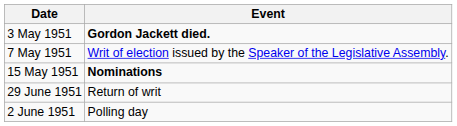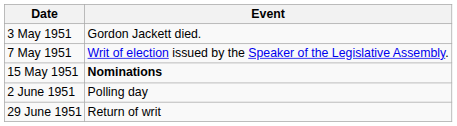(149, 33) bold -> (144, 33) normal
rows swapped: (41, 111) <-> (45, 92)
